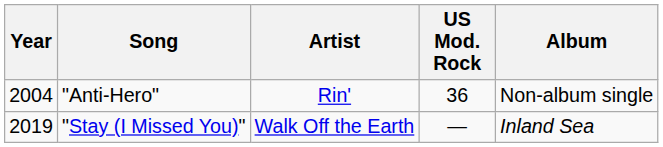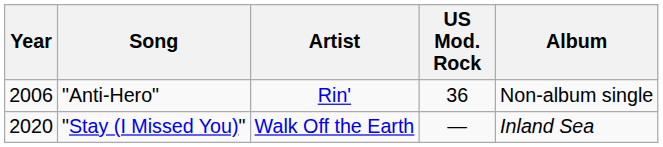(31, 95) 2004 -> (31, 95) 2006
(31, 126) 2019 -> (31, 126) 2020
